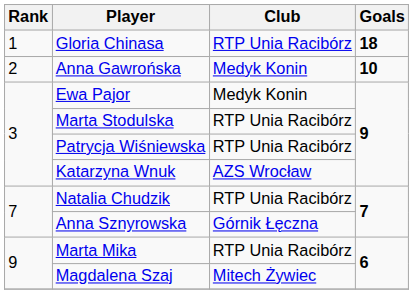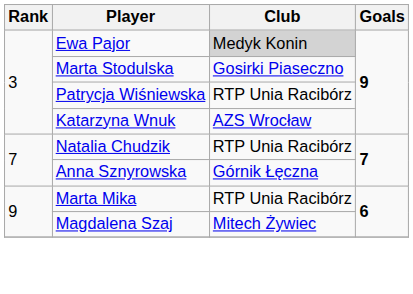- row: (110, 43)
- row: (118, 69)
(260, 95) no background -> (260, 43) lightgrey background
(282, 120) RTP Unia Racibórz -> (278, 69) Gosirki Piaseczno
